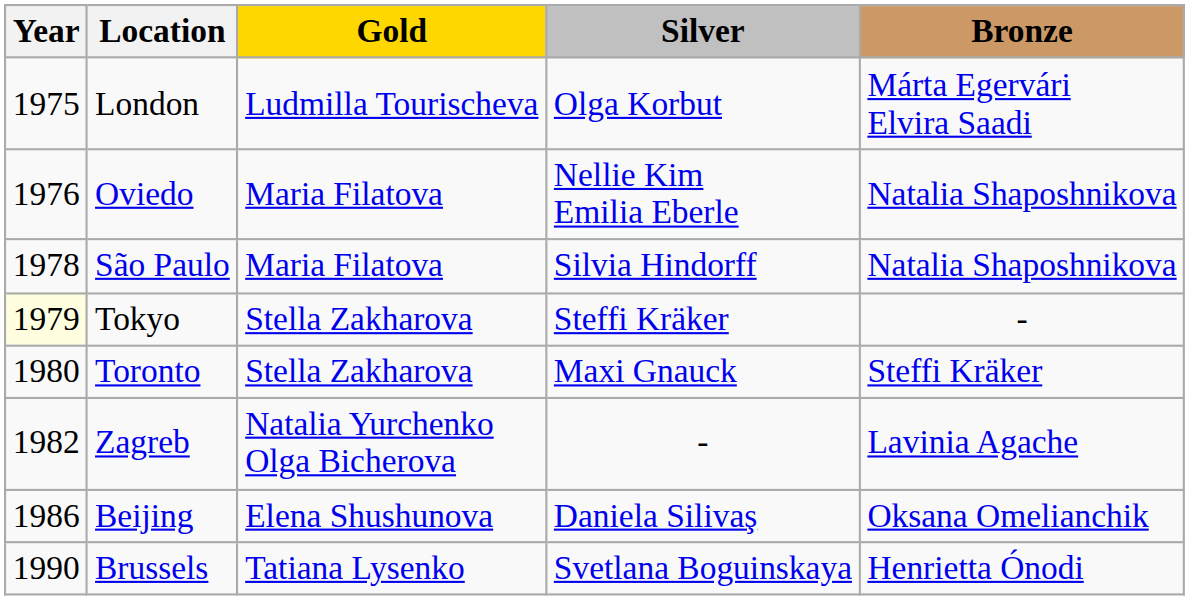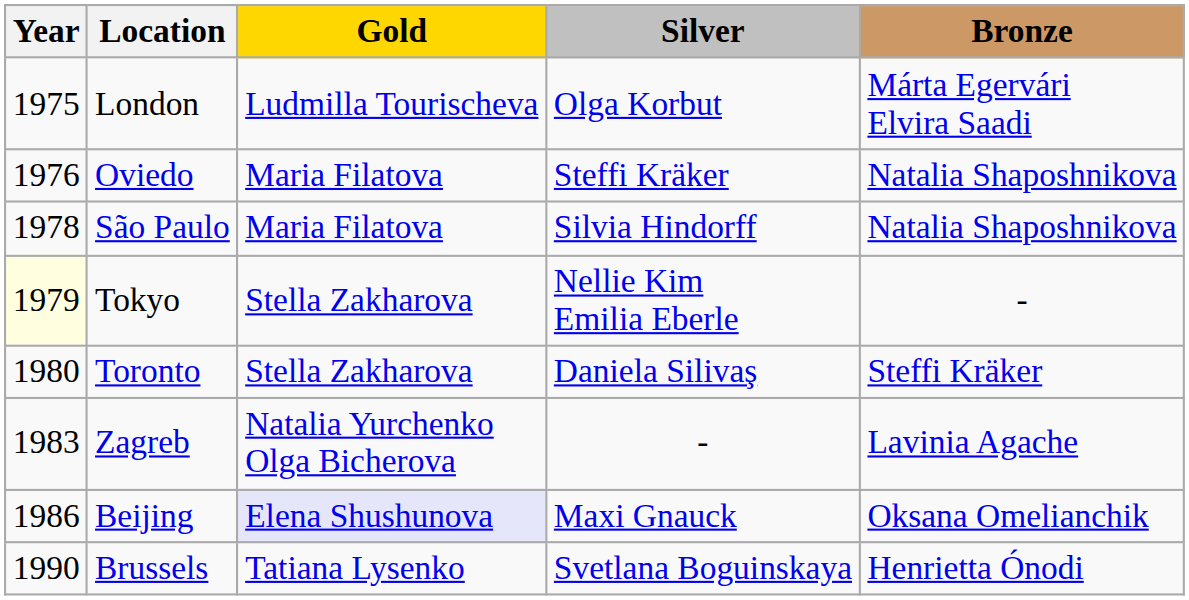(646, 193) Nellie Kim Emilia Eberle -> (641, 174) Steffi Kräker
(641, 318) Steffi Kräker -> (646, 299) Nellie Kim Emilia Eberle
(645, 371) Maxi Gnauck -> (656, 371) Daniela Silivaş
(46, 443) 1982 -> (46, 443) 1983
(369, 515) no background -> (369, 515) lavender background
(656, 515) Daniela Silivaş -> (645, 515) Maxi Gnauck
